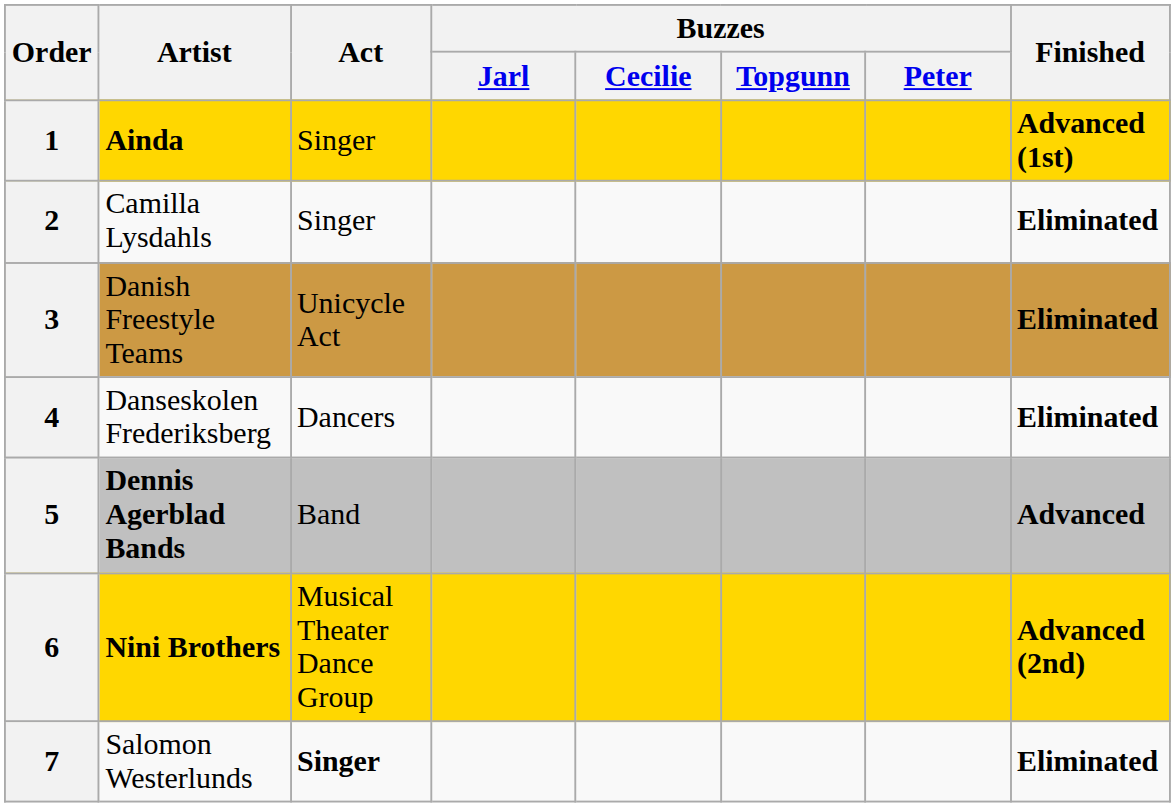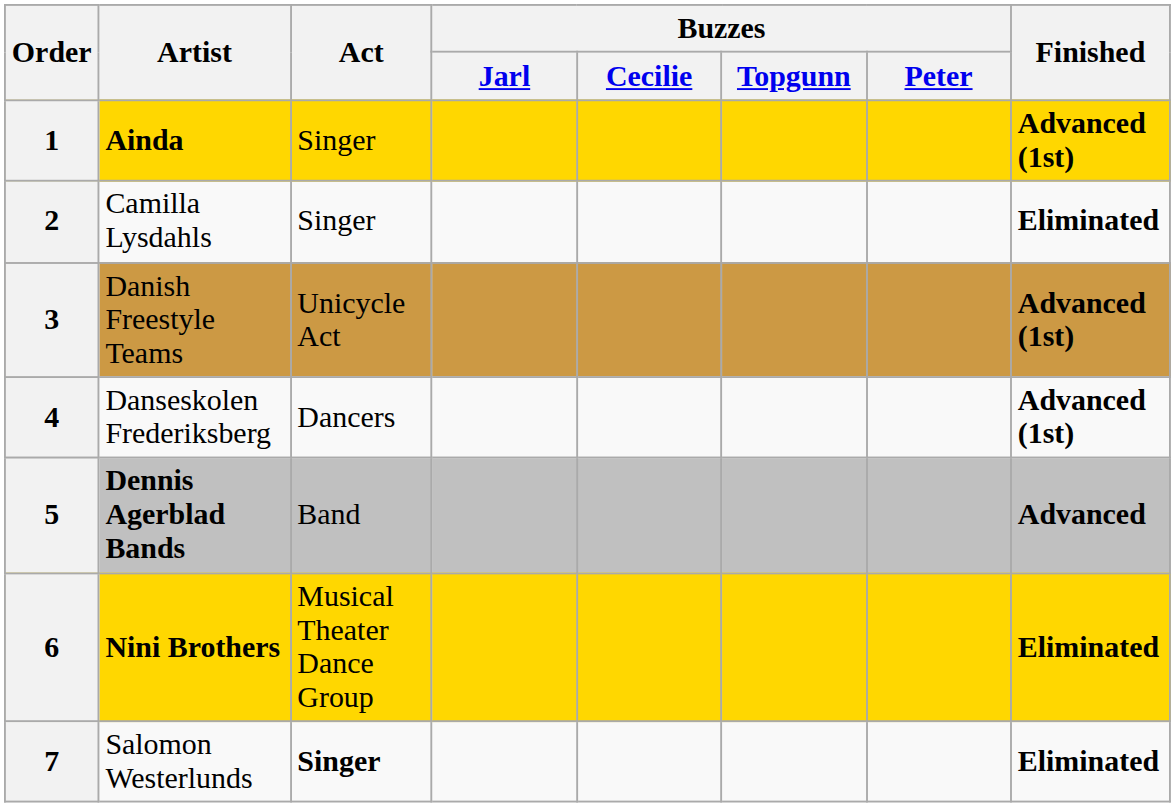(1088, 319) Eliminated -> (1082, 319) Advanced (1st)
(1088, 416) Eliminated -> (1082, 416) Advanced (1st)
(1081, 646) Advanced (2nd) -> (1088, 646) Eliminated
